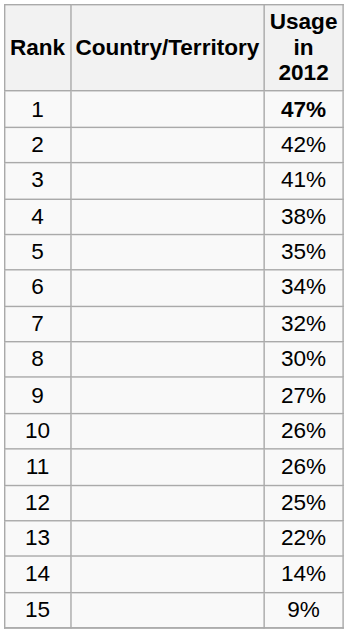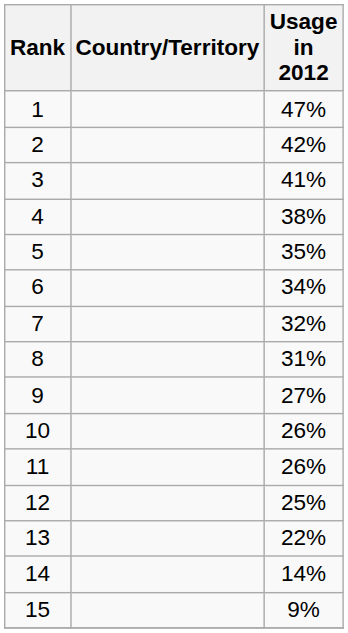(304, 108) bold -> (304, 108) normal
(304, 359) 30% -> (304, 359) 31%
